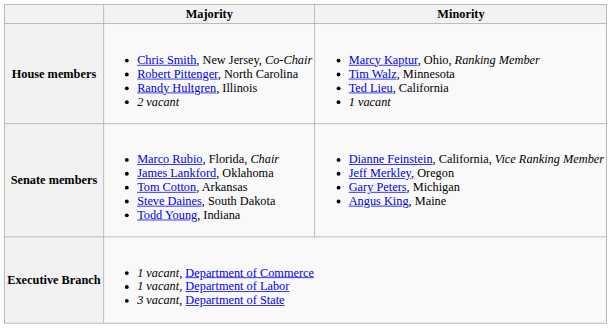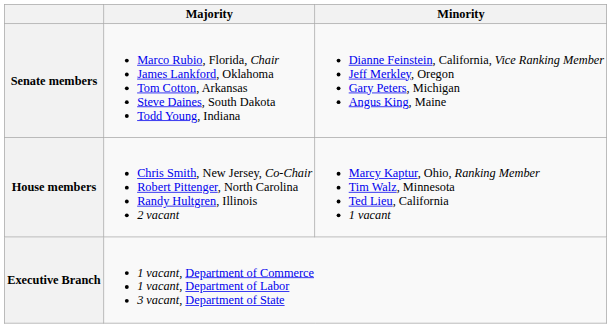rows swapped: (54, 180) <-> (54, 73)
